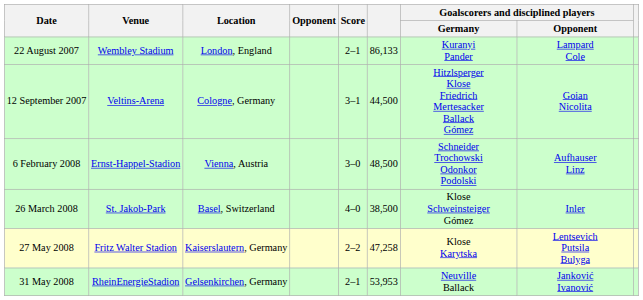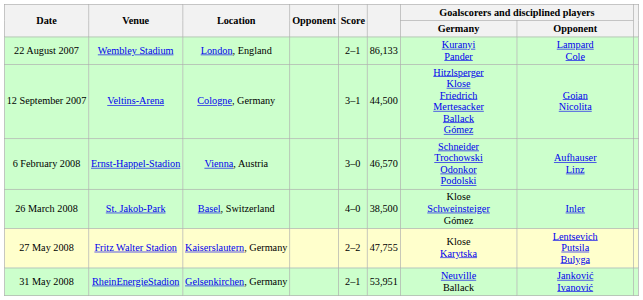(384, 163) 48,500 -> (384, 163) 46,570
(384, 248) 47,258 -> (384, 248) 47,755
(384, 281) 53,953 -> (384, 281) 53,951
